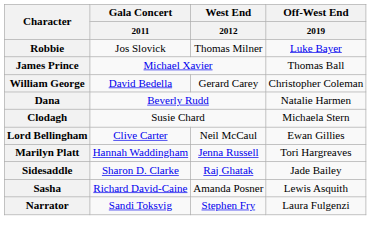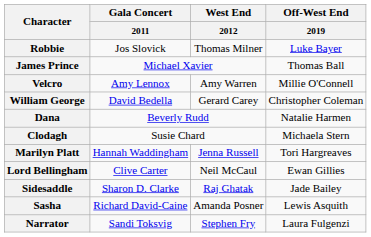+ row: (47, 83)
rows swapped: (47, 135) <-> (47, 153)
